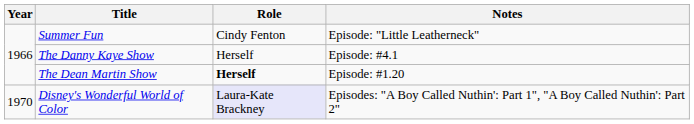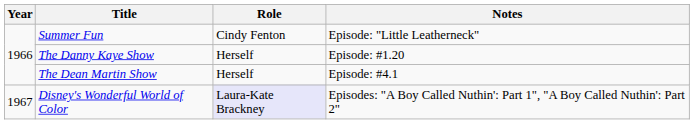(363, 54) Episode: #4.1 -> (366, 54) Episode: #1.20
(236, 74) bold -> (235, 74) normal
(366, 74) Episode: #1.20 -> (363, 74) Episode: #4.1
(20, 101) 1970 -> (20, 101) 1967
